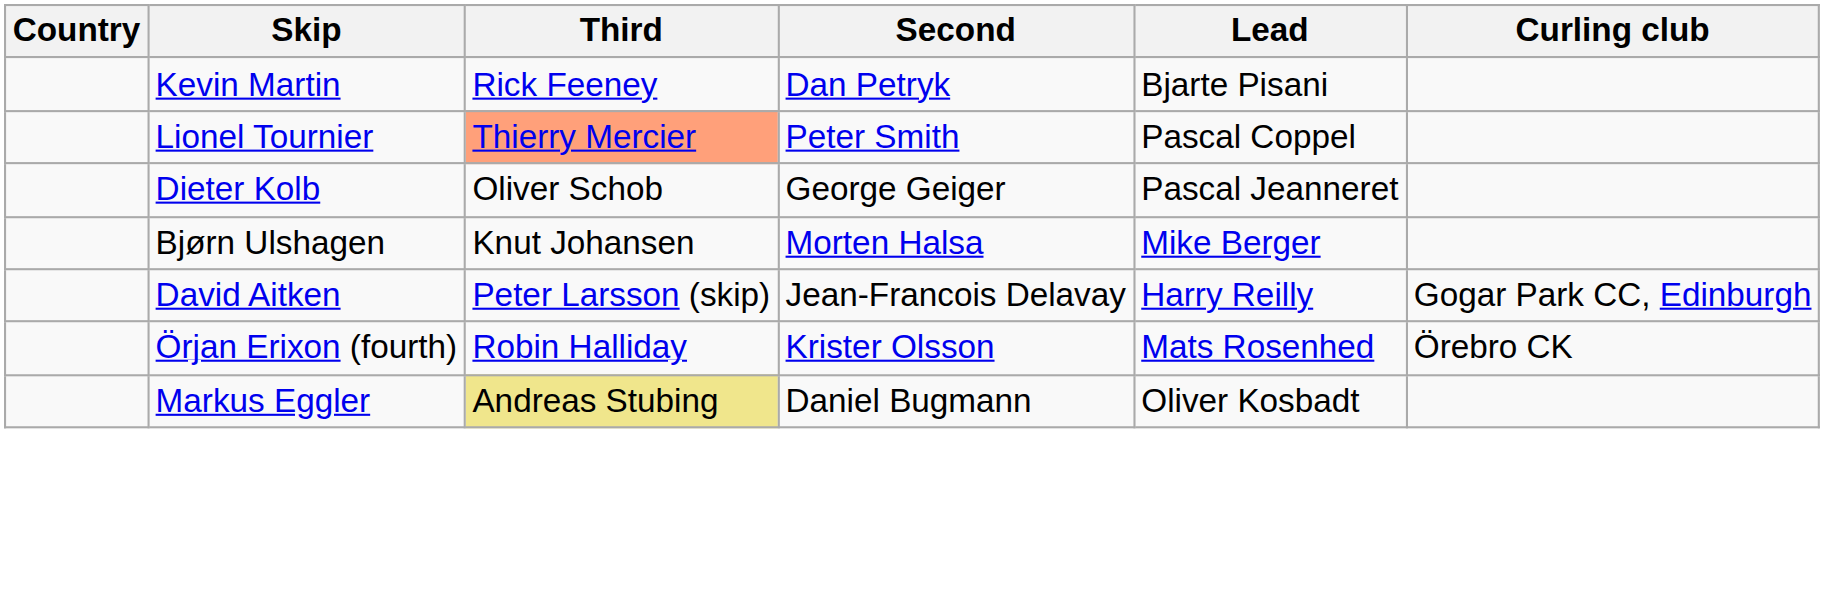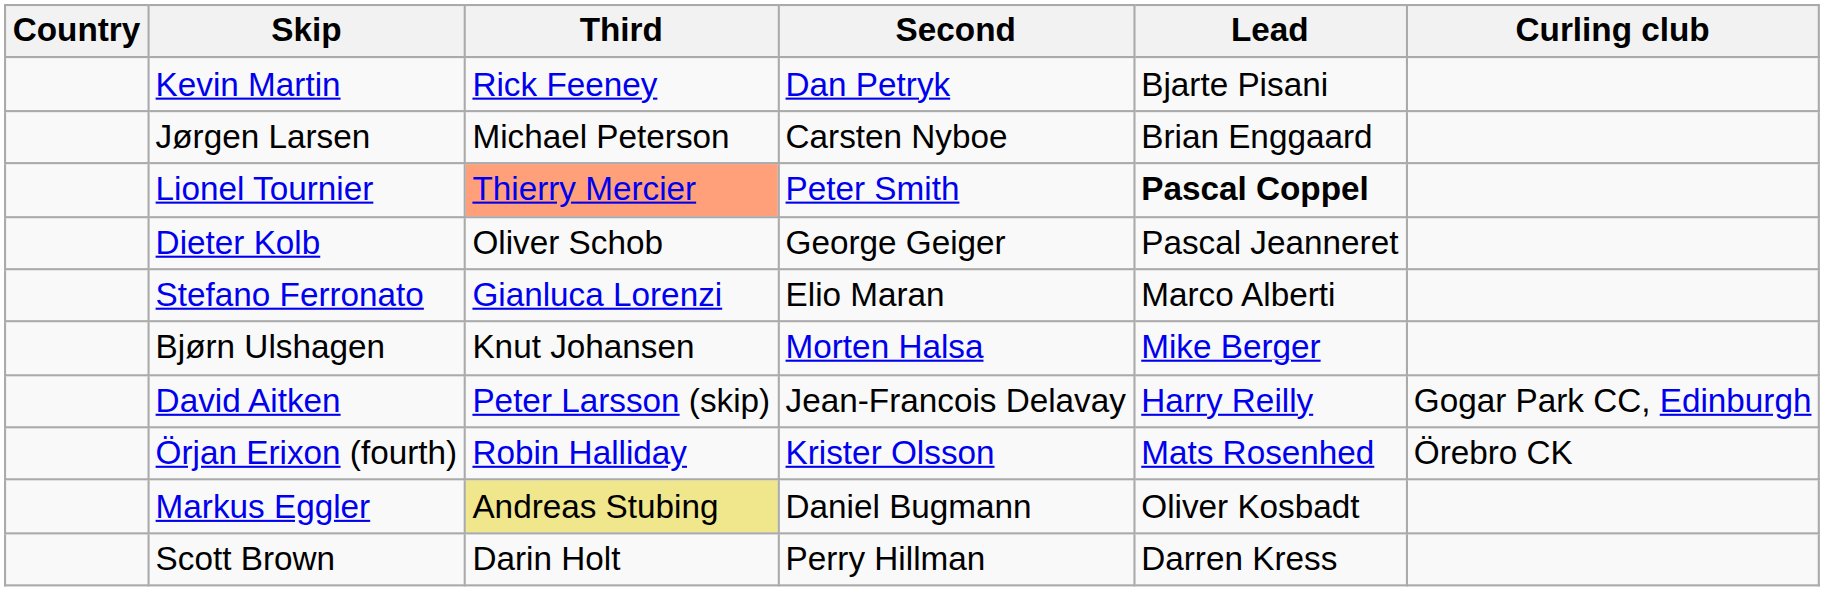+ row: (263, 136)
(1249, 136) normal -> (1255, 189) bold
+ row: (290, 294)
+ row: (245, 558)
